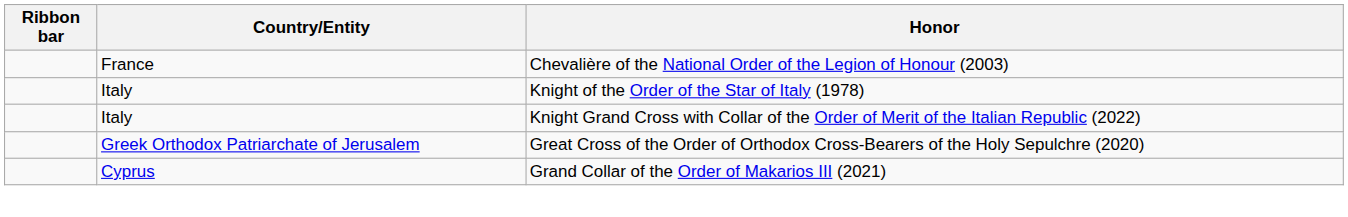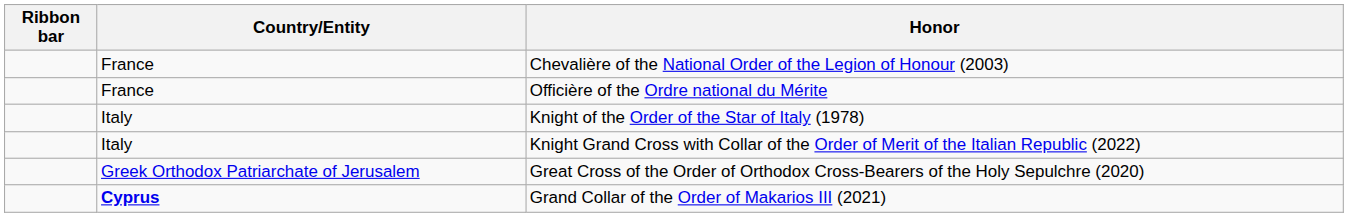+ row: (679, 90)
(128, 171) normal -> (130, 198) bold
